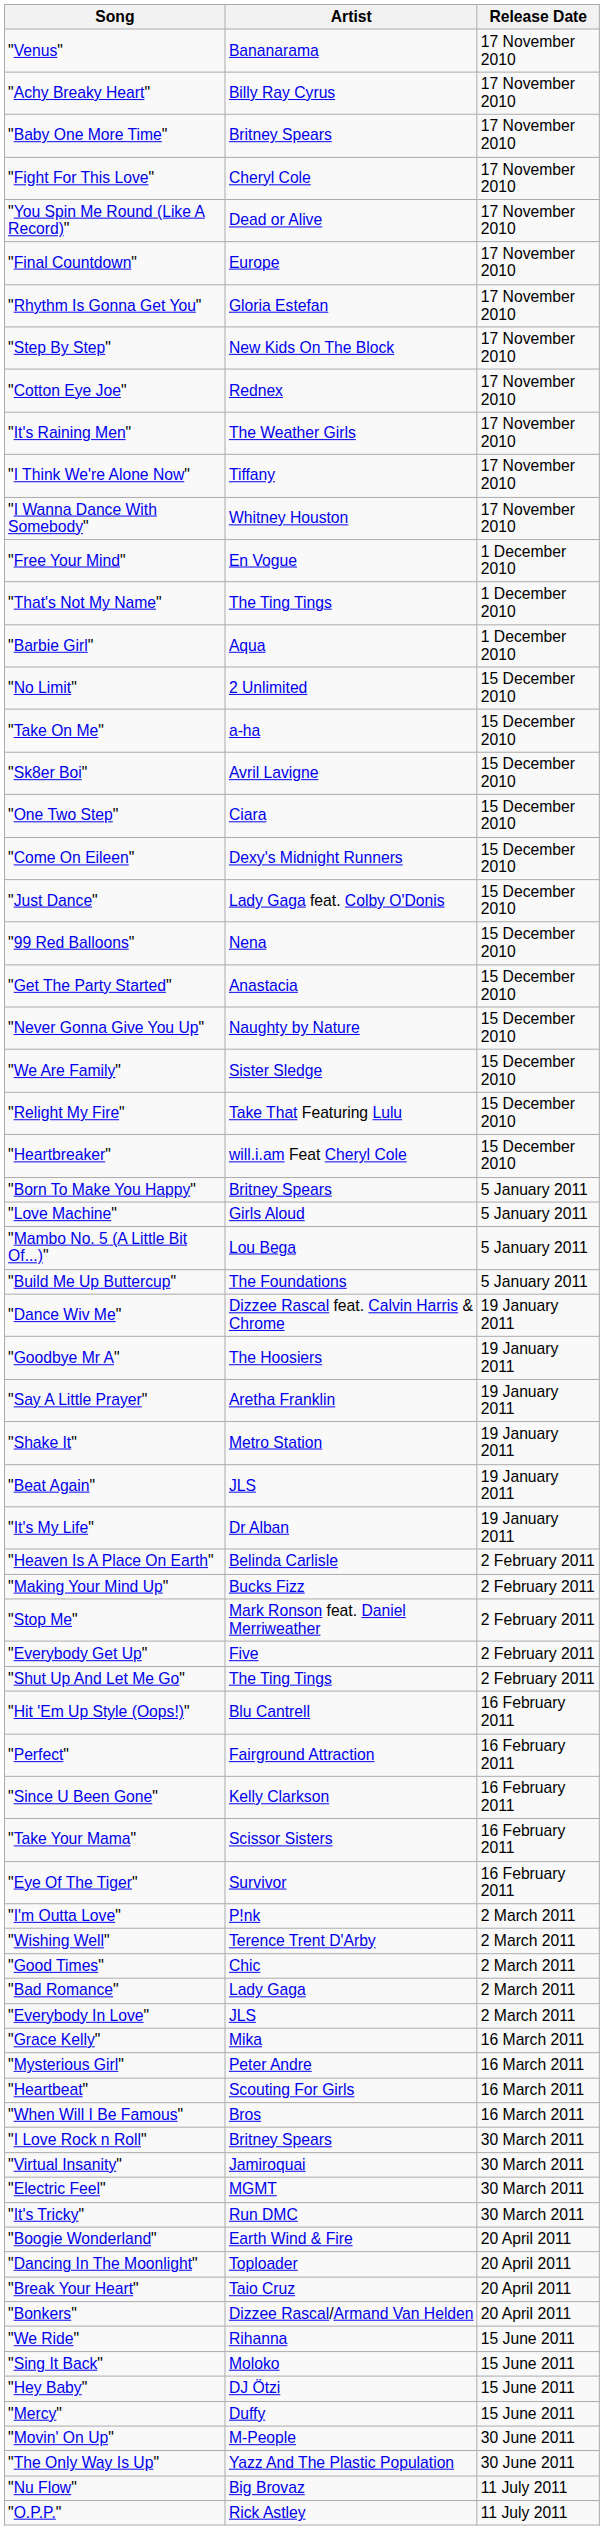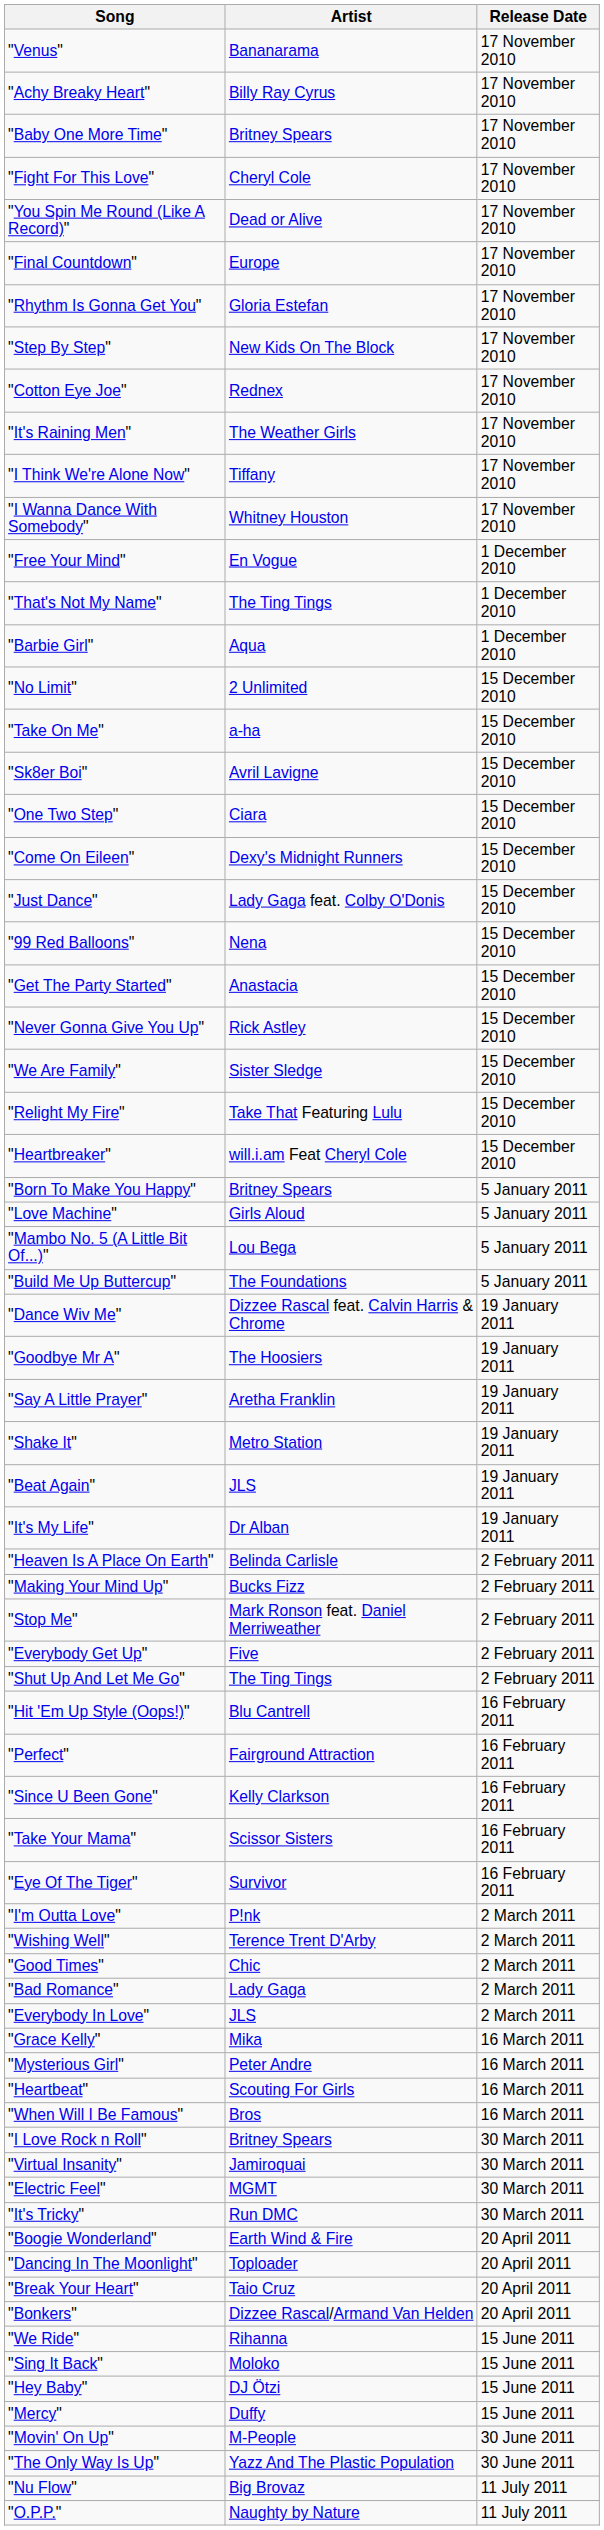(294, 1028) Naughty by Nature -> (267, 1028) Rick Astley
(267, 2512) Rick Astley -> (294, 2512) Naughty by Nature
